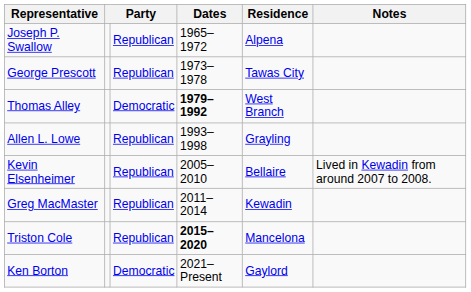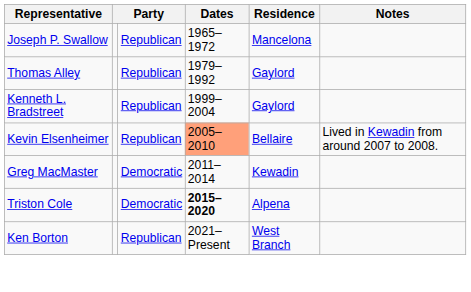(264, 40) Alpena -> (282, 40) Mancelona
- row: (51, 73)
(144, 106) Democratic -> (151, 73) Republican
(197, 106) bold -> (205, 73) normal
(264, 106) West Branch -> (273, 73) Gaylord
- row: (44, 139)
+ row: (37, 106)
(197, 172) no background -> (205, 139) lightsalmon background
(143, 205) Republican -> (152, 172) Democratic
(143, 238) Republican -> (152, 205) Democratic
(275, 238) Mancelona -> (271, 205) Alpena
(144, 271) Democratic -> (151, 238) Republican
(267, 271) Gaylord -> (271, 238) West Branch
